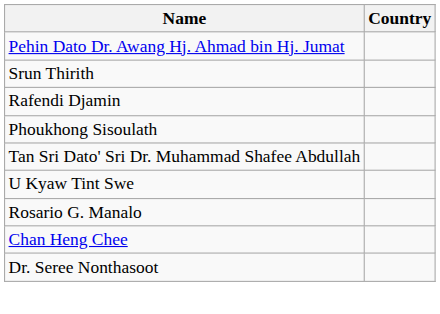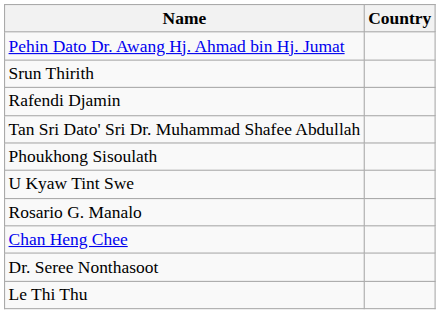rows swapped: (83, 128) <-> (184, 156)
+ row: (48, 294)
